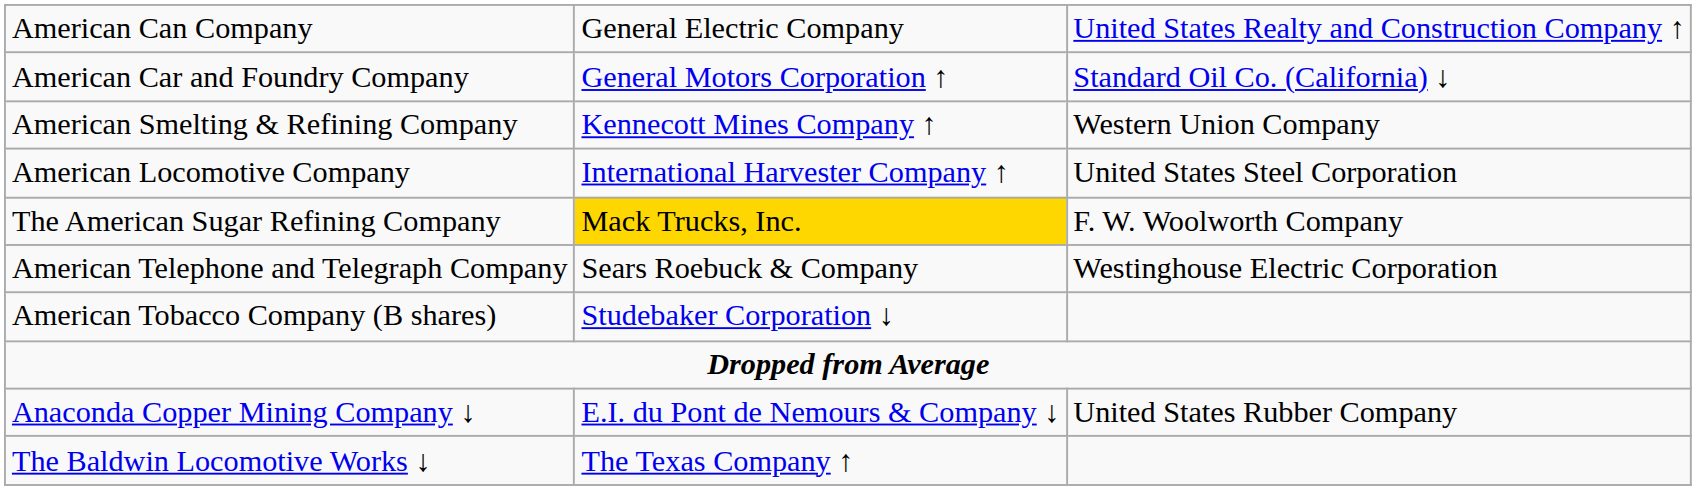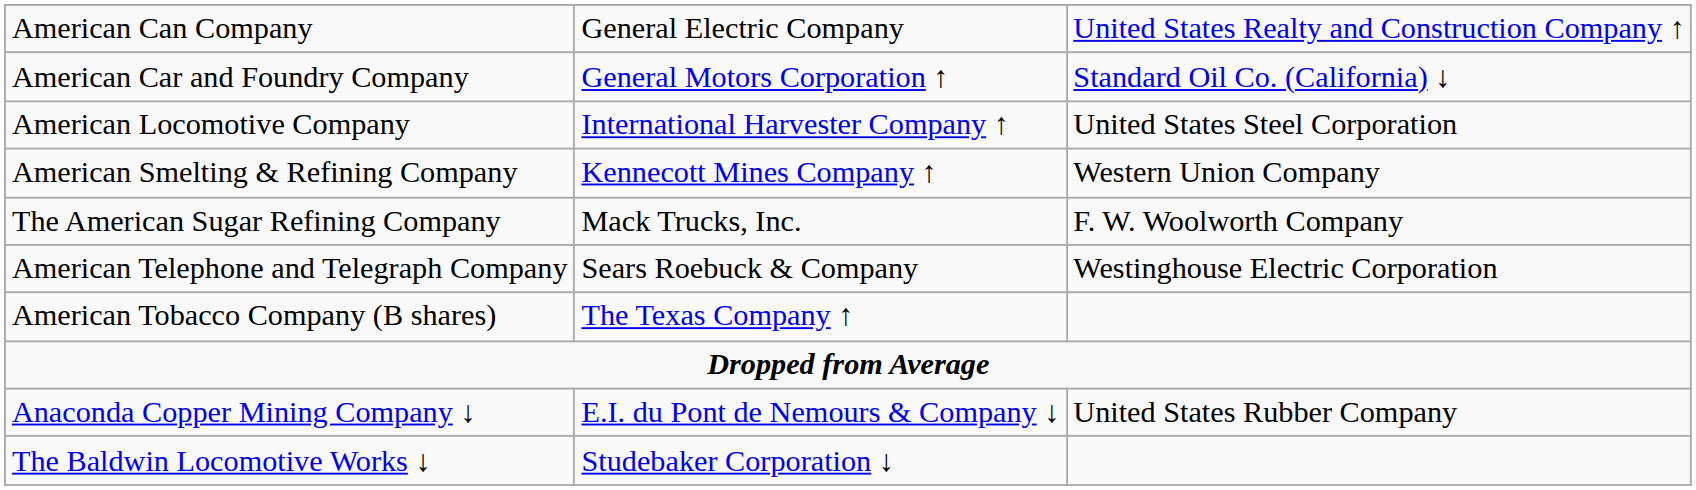rows swapped: (211, 172) <-> (265, 124)
(691, 220) gold background -> (691, 220) no background
(738, 316) Studebaker Corporation ↓ -> (717, 316) The Texas Company ↑
(717, 460) The Texas Company ↑ -> (738, 460) Studebaker Corporation ↓
